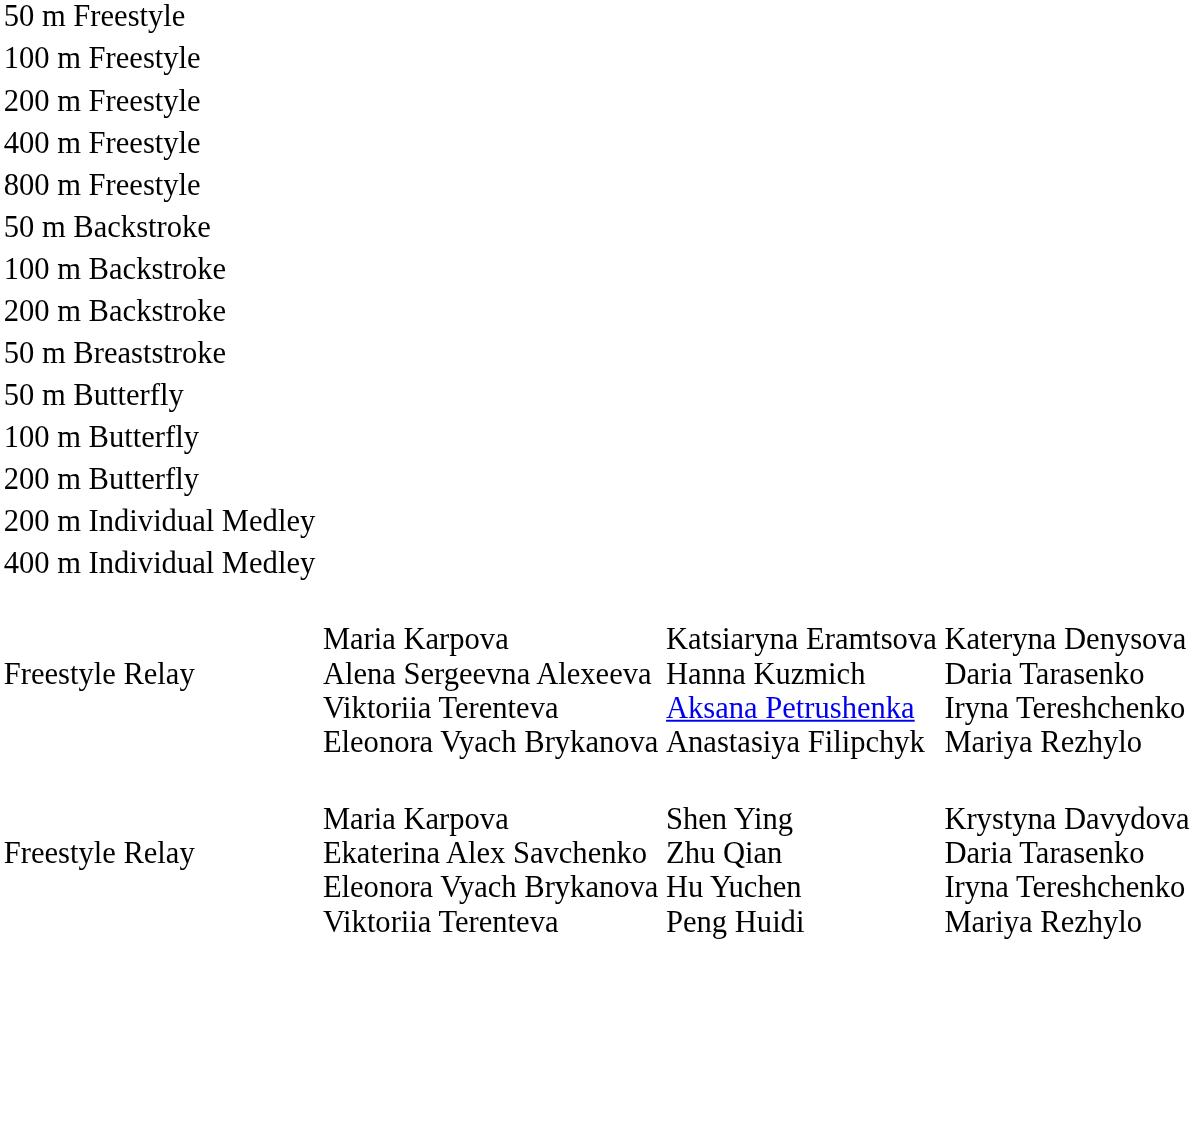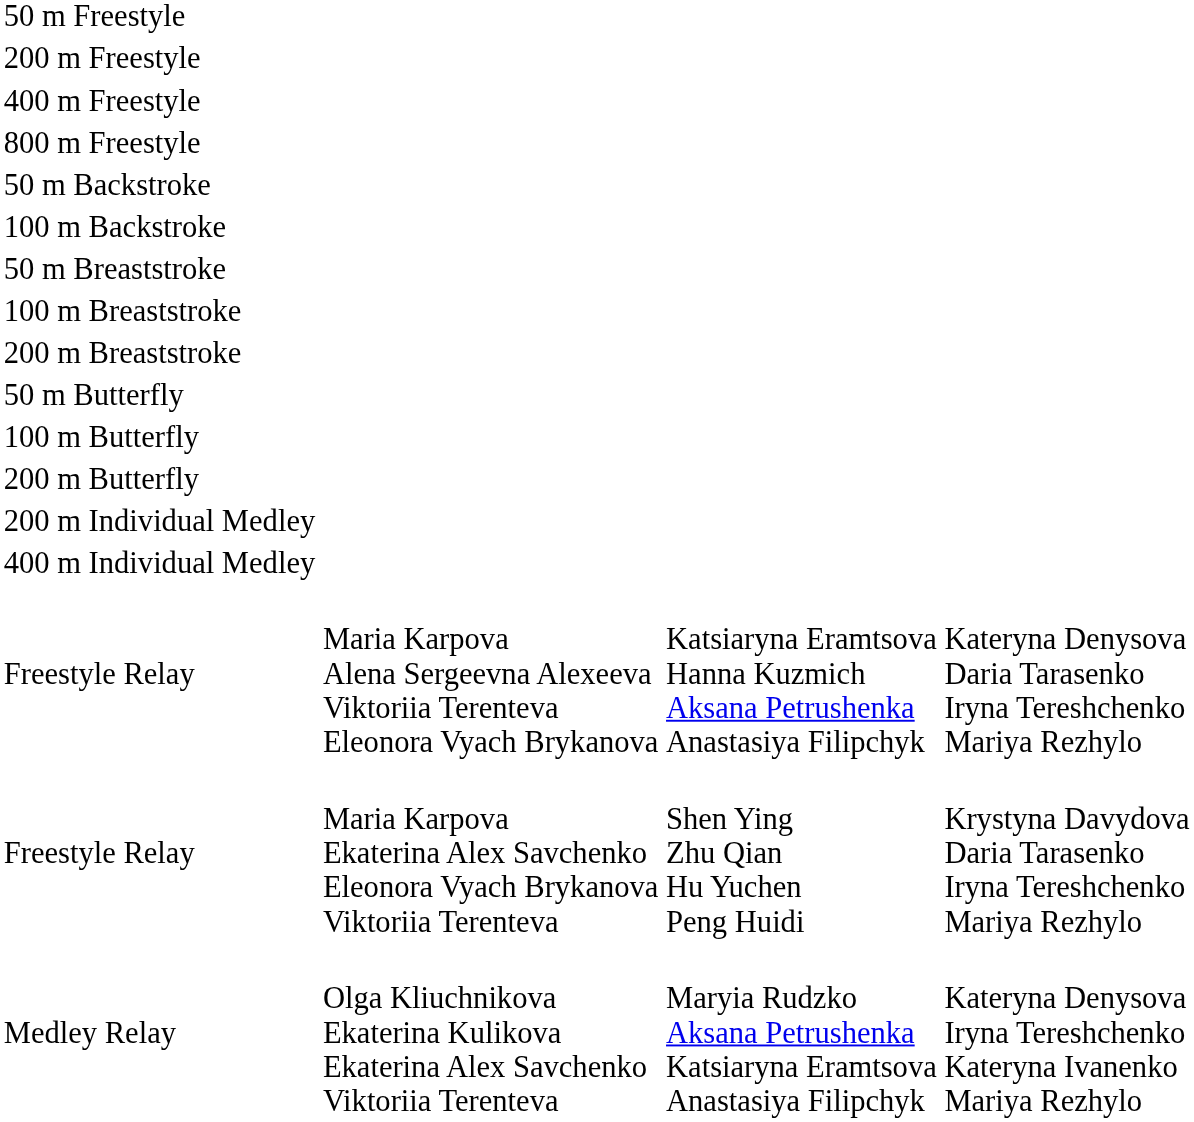- row: (102, 58)
- row: (115, 310)
+ row: (123, 310)
+ row: (123, 352)
+ row: (90, 1032)
